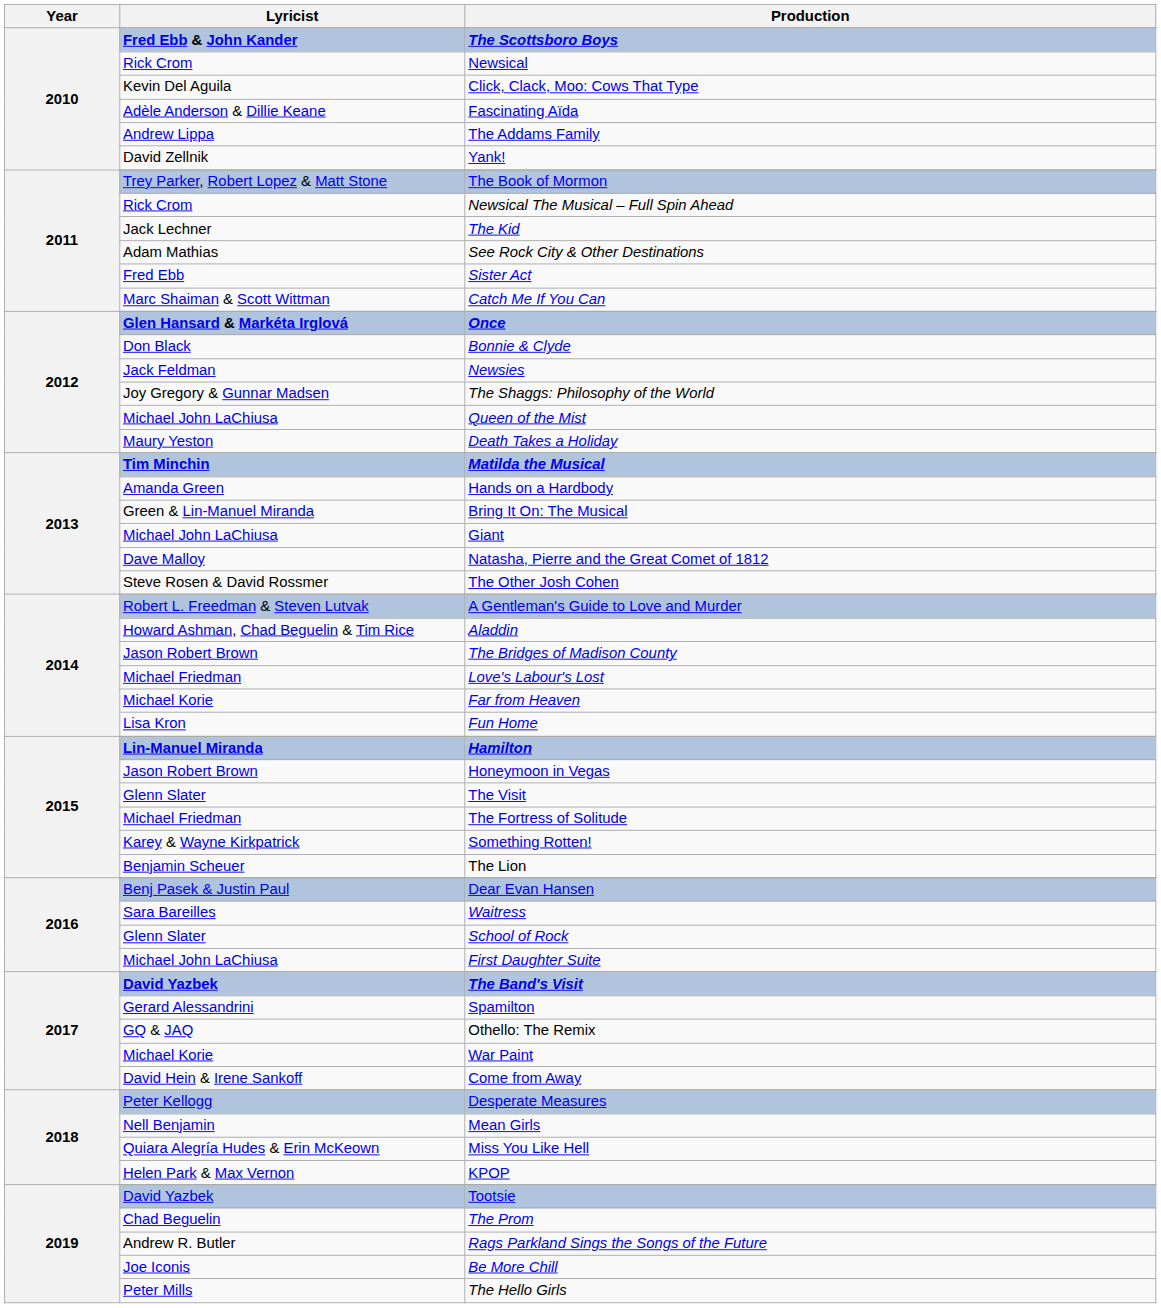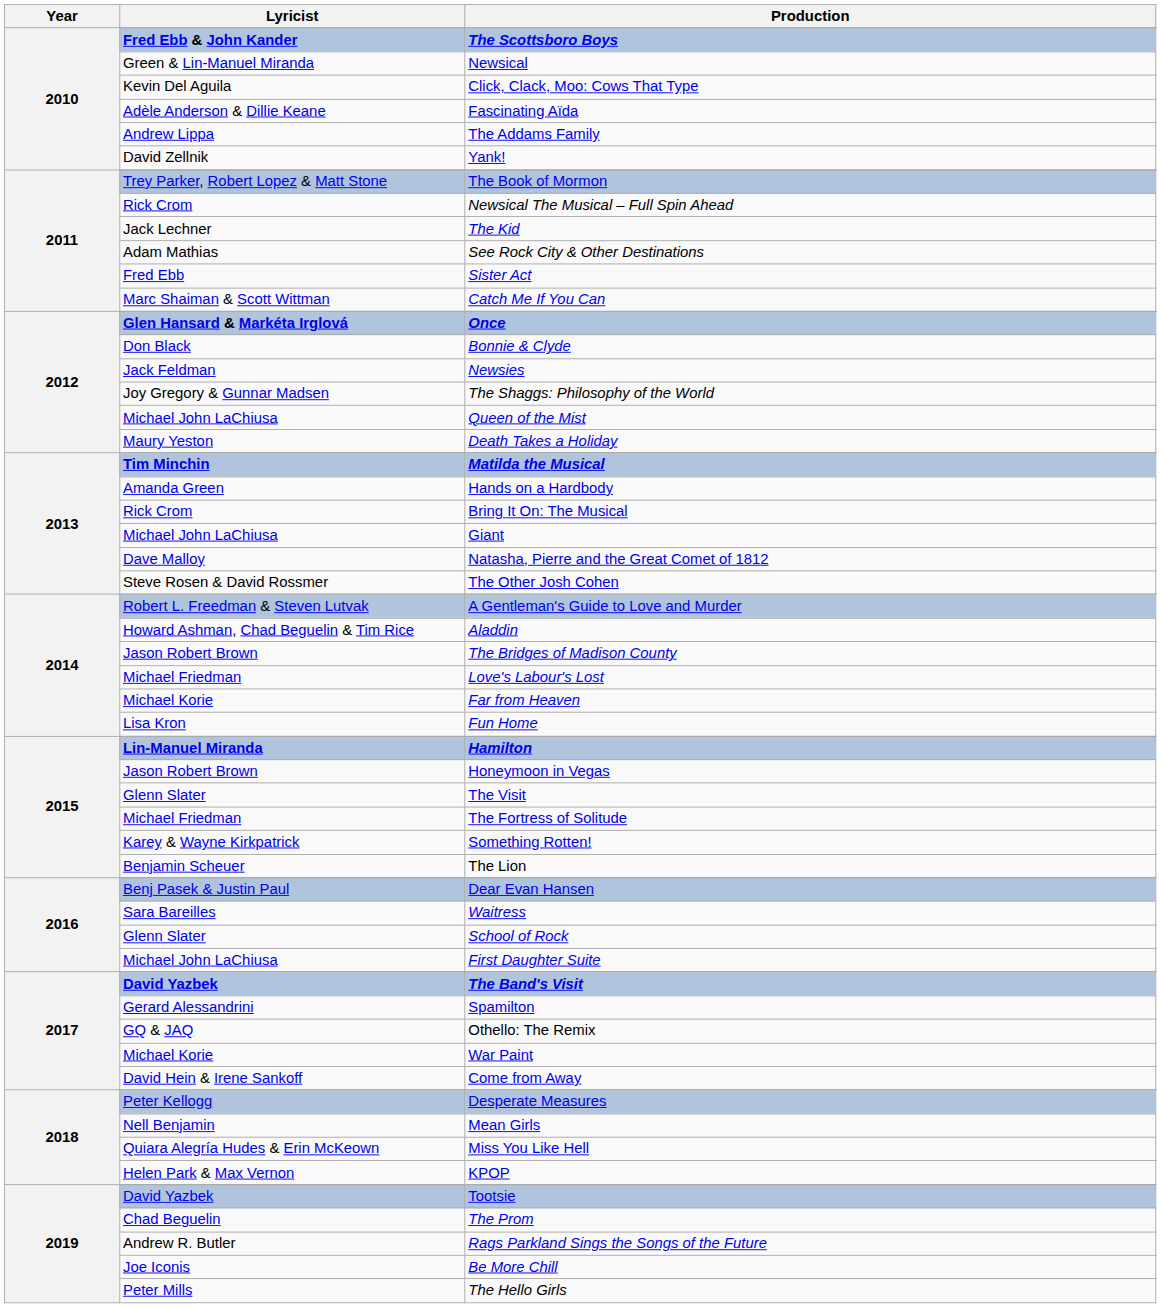(158, 63) Rick Crom -> (219, 63) Green & Lin-Manuel Miranda
(219, 511) Green & Lin-Manuel Miranda -> (158, 511) Rick Crom
